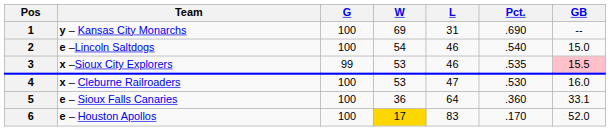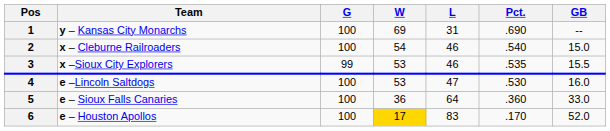(107, 47) e –Lincoln Saltdogs -> (120, 47) x – Cleburne Railroaders
(579, 64) pink background -> (579, 64) no background
(120, 82) x – Cleburne Railroaders -> (107, 82) e –Lincoln Saltdogs
(579, 100) 33.1 -> (579, 100) 33.0
